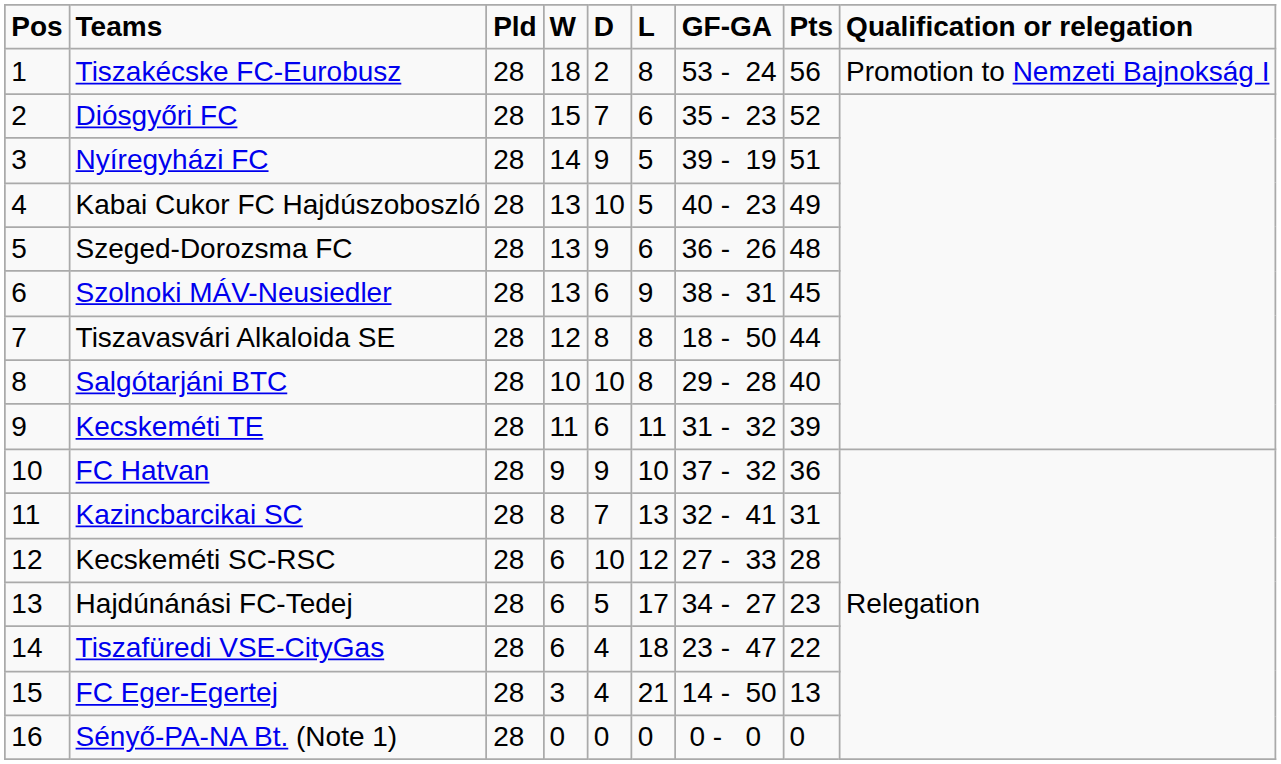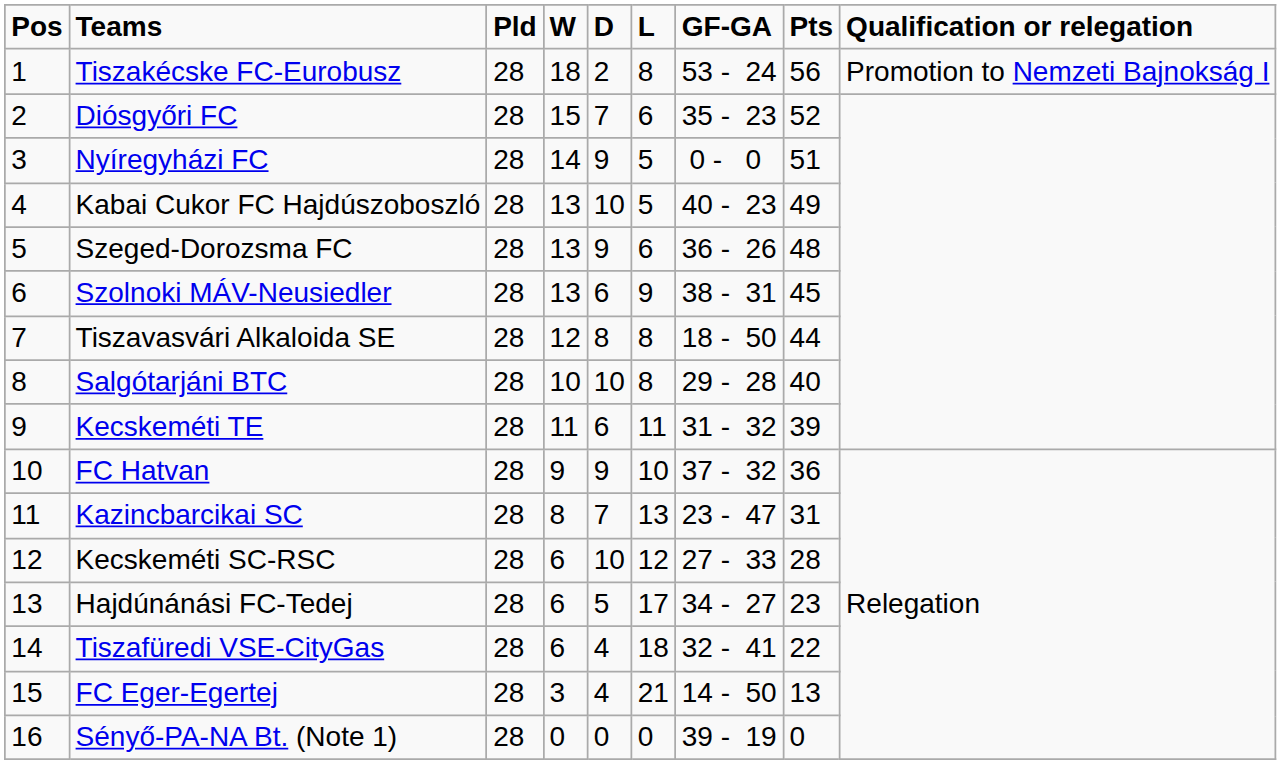(729, 159) 39 - 19 -> (721, 159) 0 - 0
(729, 515) 32 - 41 -> (729, 515) 23 - 47
(729, 648) 23 - 47 -> (729, 648) 32 - 41
(721, 737) 0 - 0 -> (729, 737) 39 - 19
